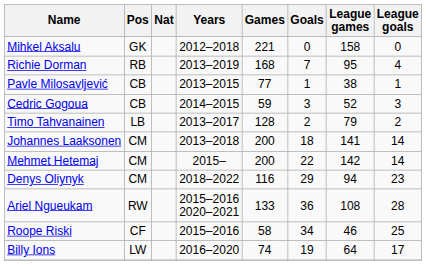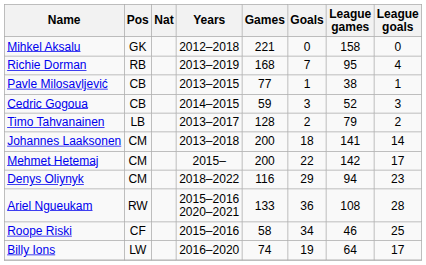(398, 160) 14 -> (398, 160) 17
